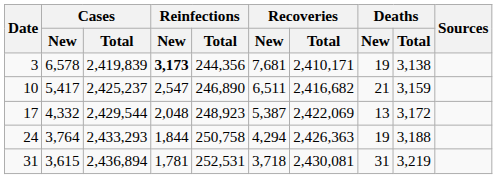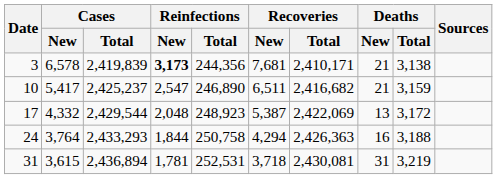(382, 64) 19 -> (382, 64) 21
(382, 137) 19 -> (382, 137) 16
